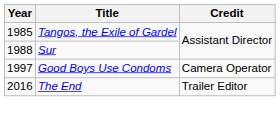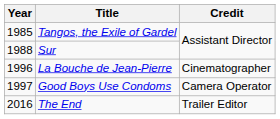+ row: (105, 68)
